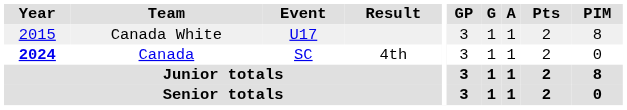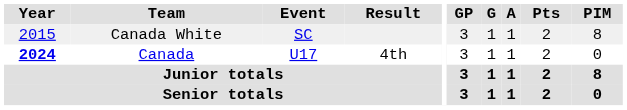(303, 34) U17 -> (303, 34) SC
(303, 55) SC -> (303, 55) U17
